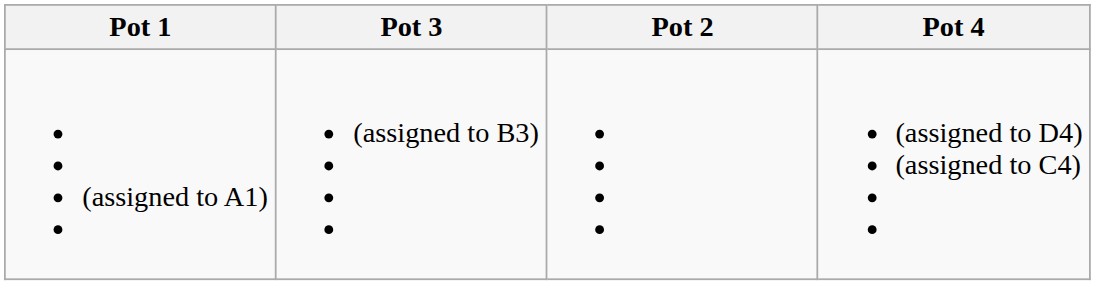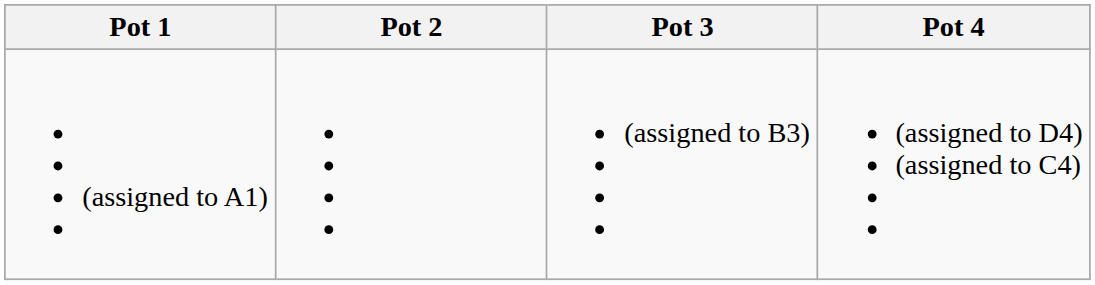columns swapped: (683, 26) <-> (411, 26)
